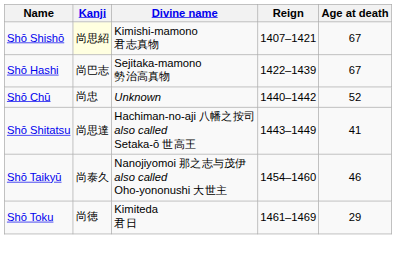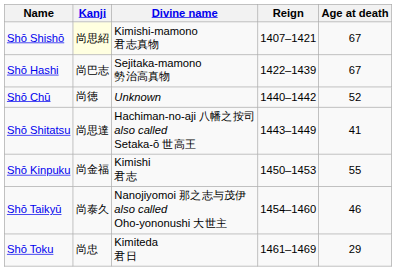(87, 96) 尚忠 -> (87, 96) 尚徳
+ row: (39, 170)
(87, 217) 尚徳 -> (87, 249) 尚忠
